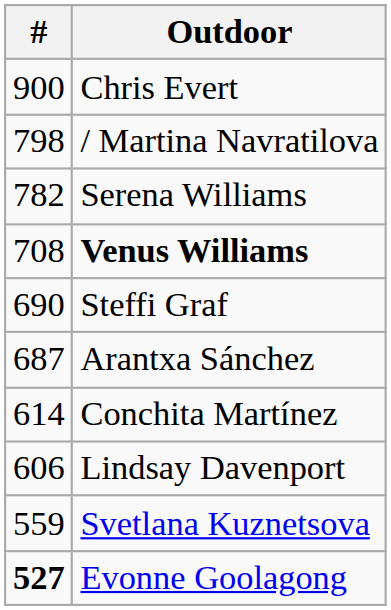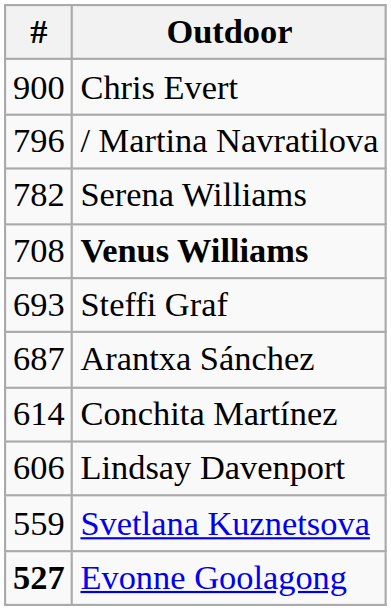(39, 140) 798 -> (39, 140) 796
(39, 304) 690 -> (39, 304) 693
